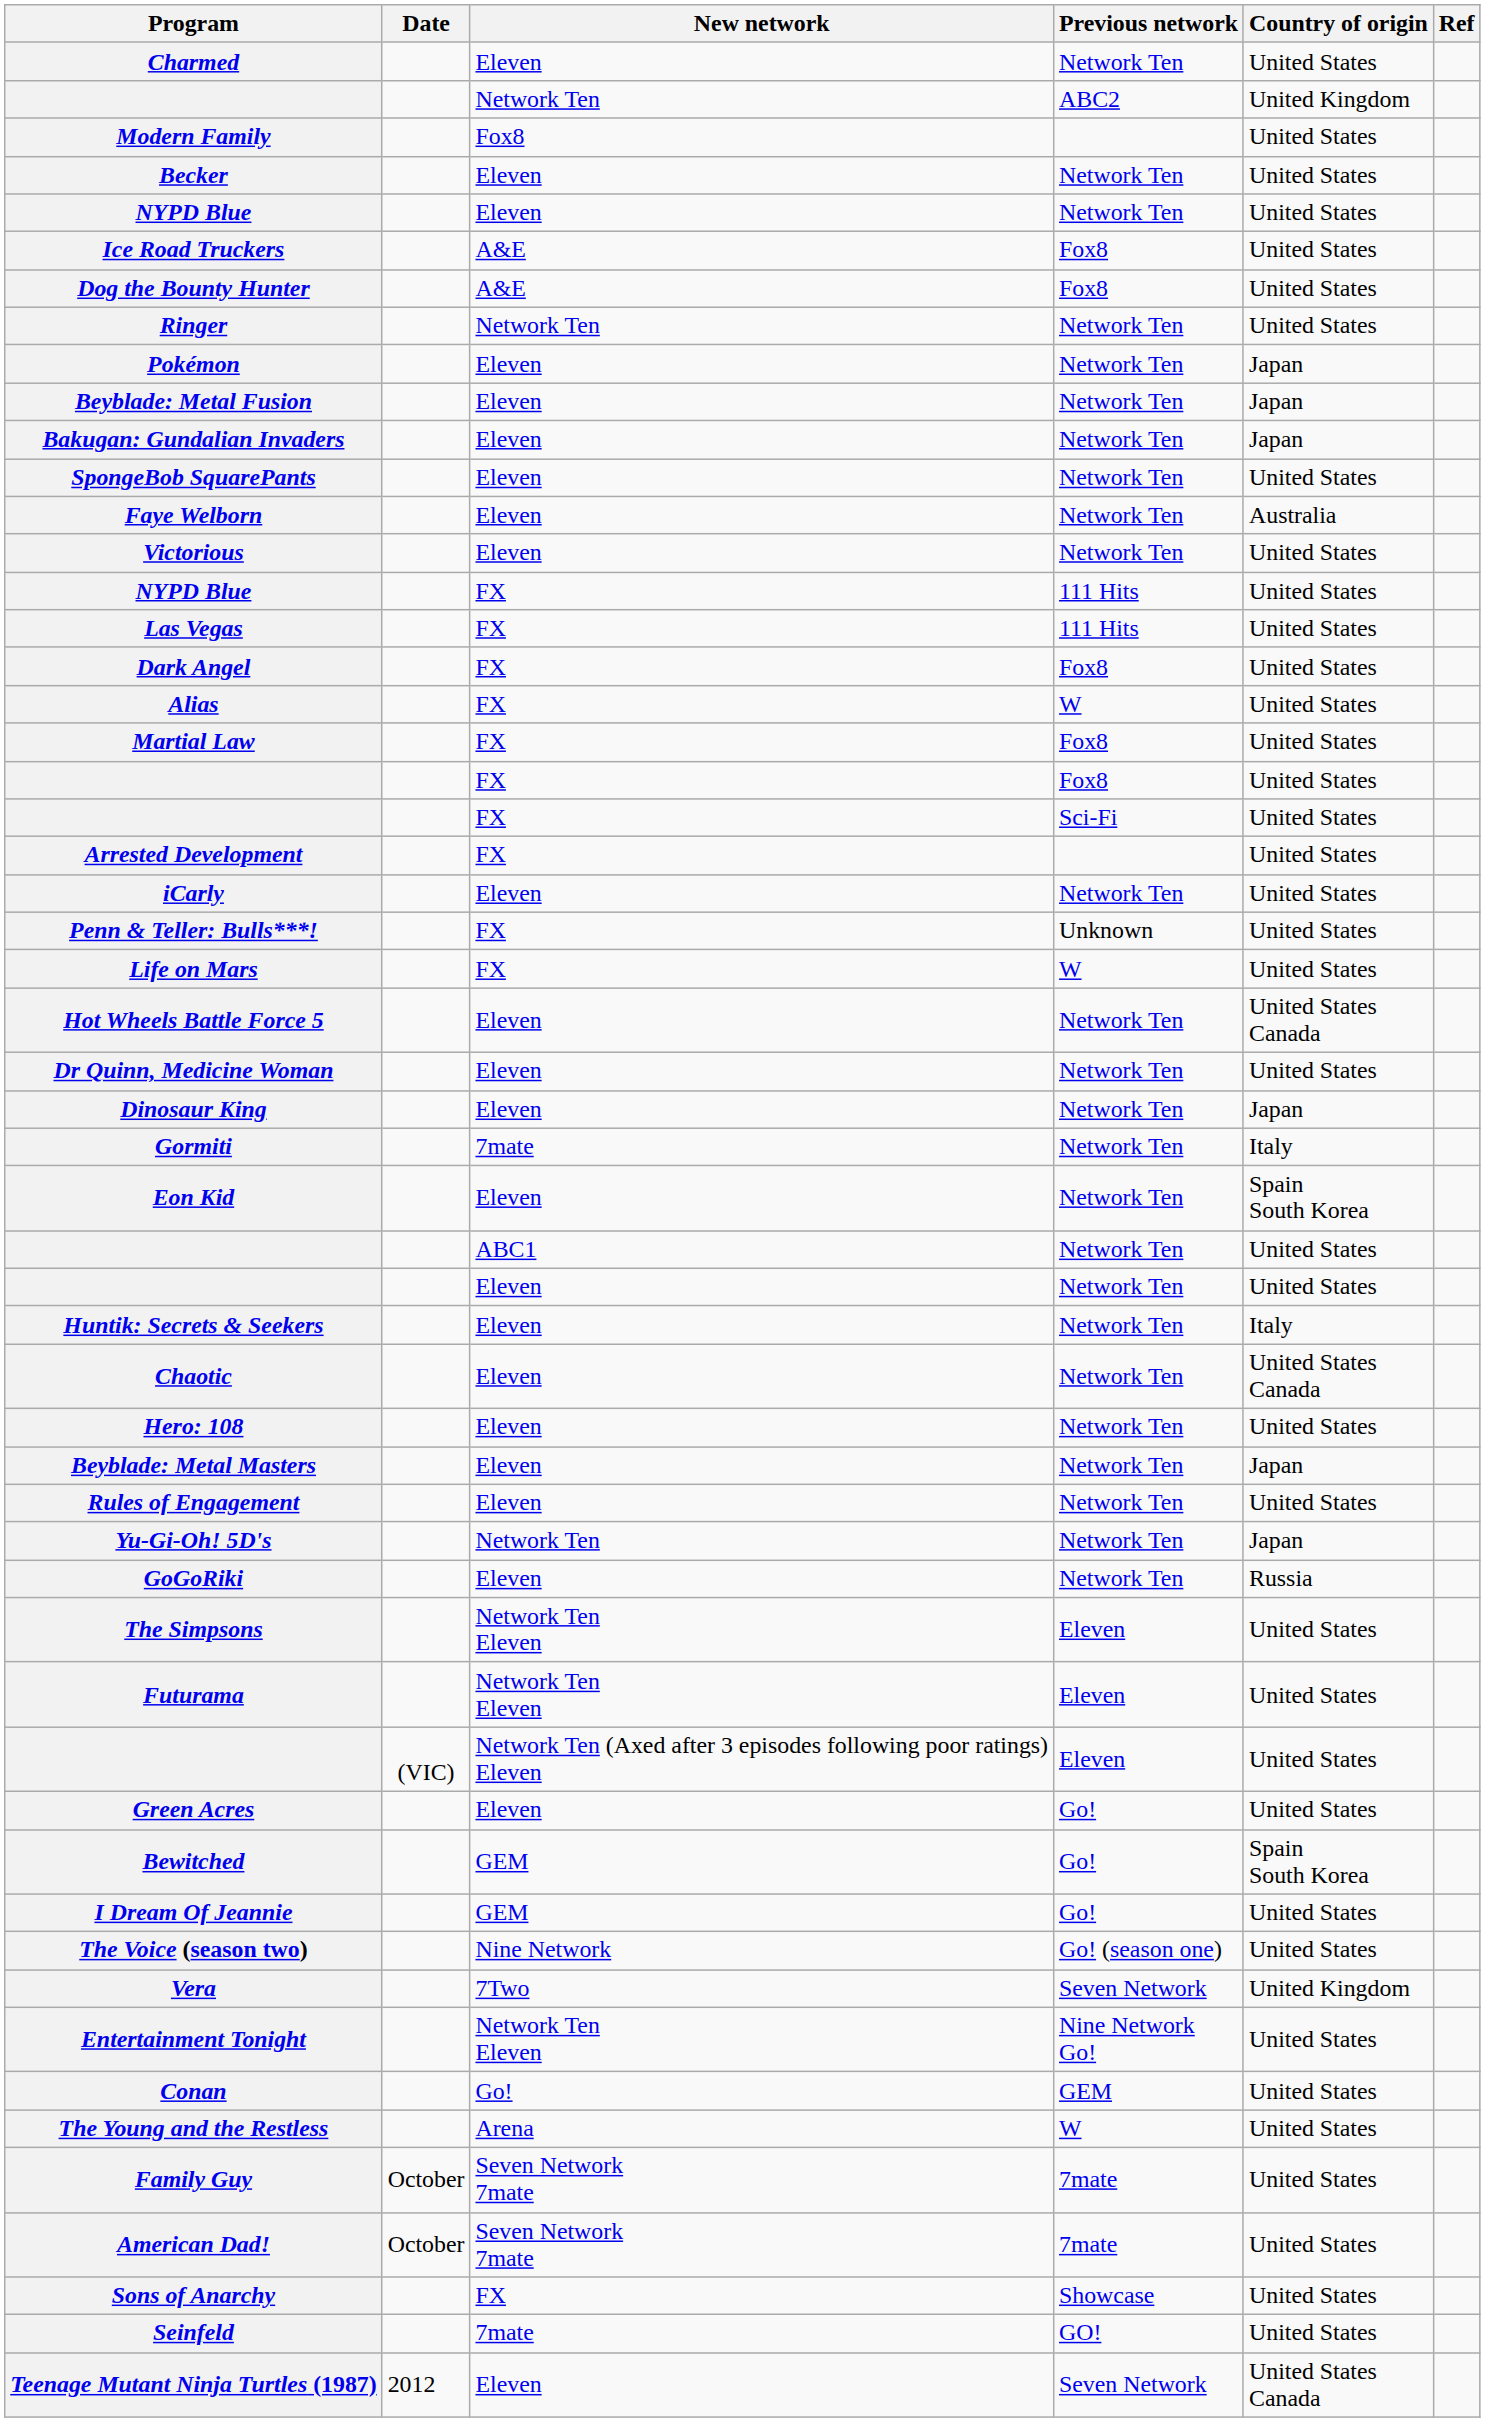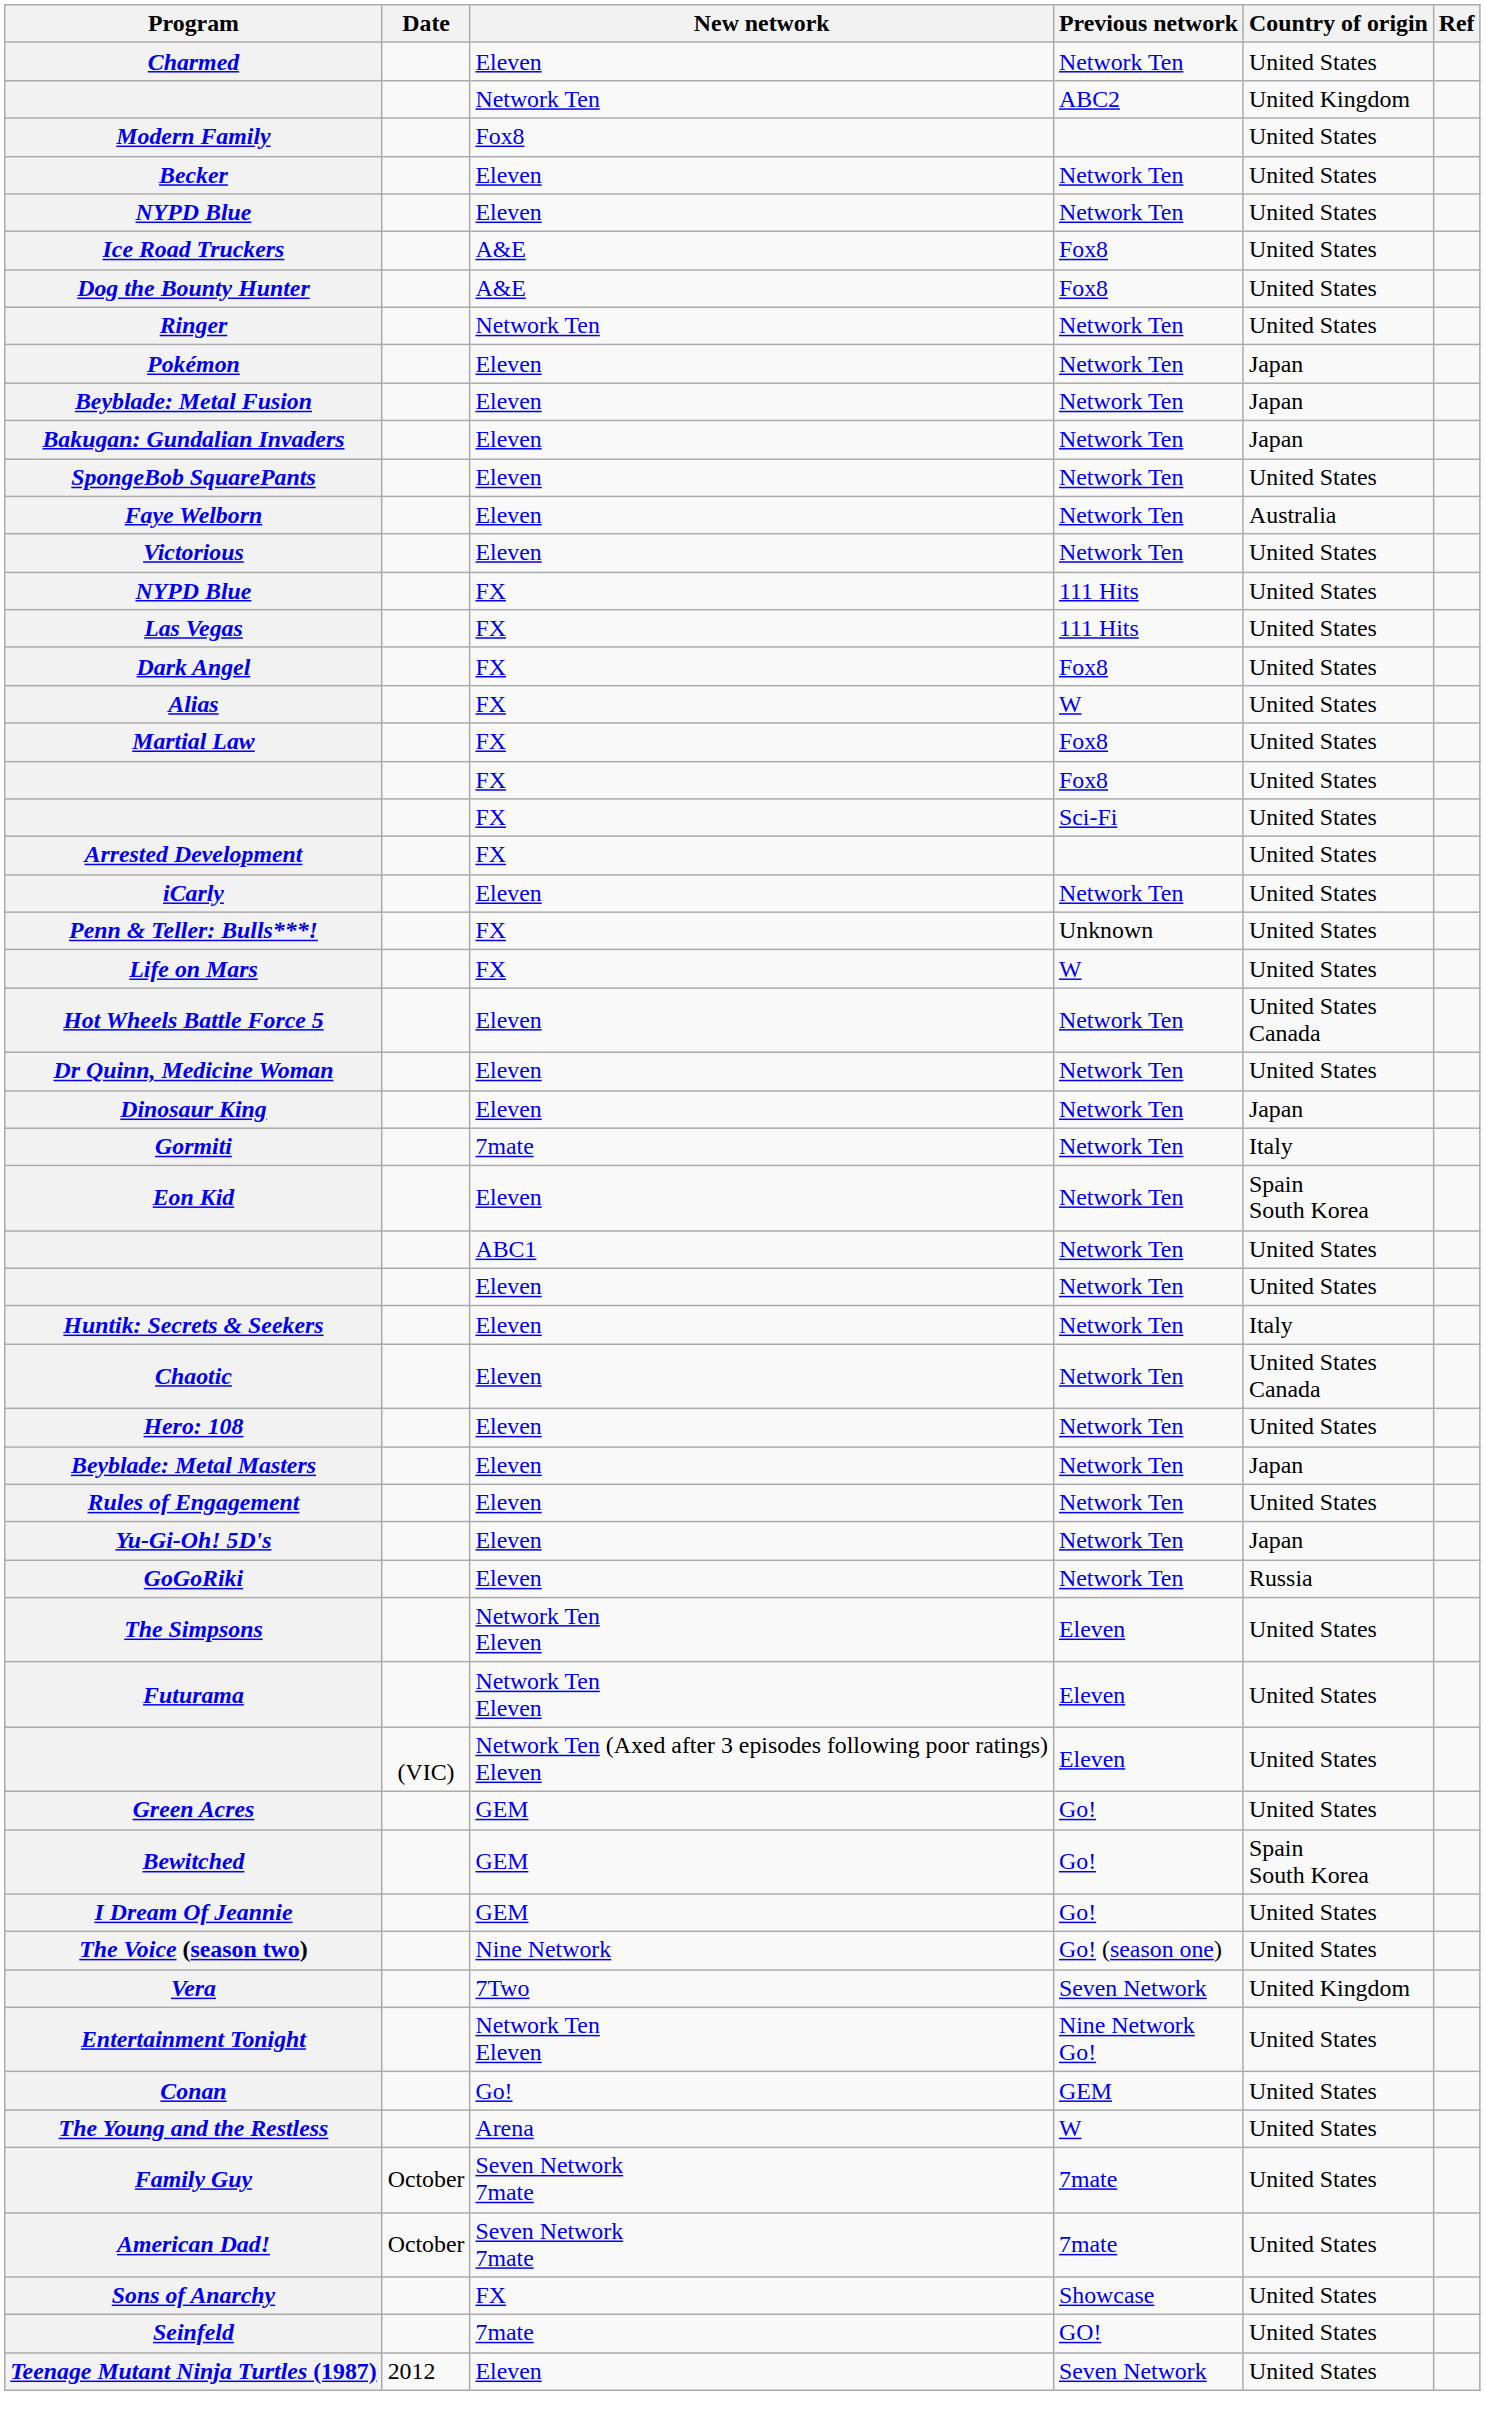(538, 1540) Network Ten -> (509, 1540) Eleven
(509, 1810) Eleven -> (502, 1810) GEM
(1313, 2384) United States Canada -> (1313, 2371) United States
